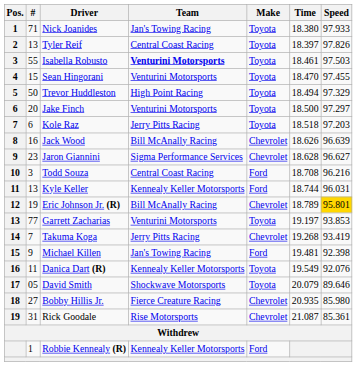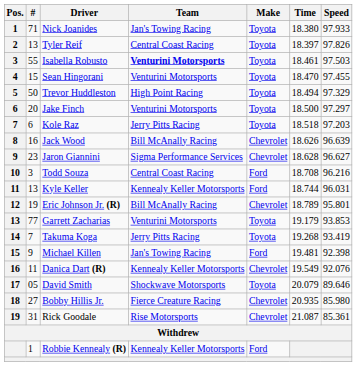(336, 205) gold background -> (336, 205) no background
(305, 221) 19.197 -> (305, 221) 19.179
(268, 237) Chevrolet -> (262, 237) Toyota
(262, 269) Toyota -> (268, 269) Chevrolet
